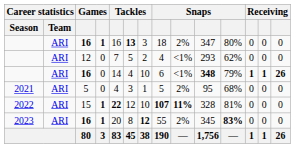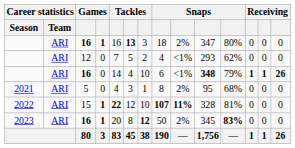(162, 89) 5 -> (162, 89) 8
(162, 120) 55 -> (162, 120) 50
